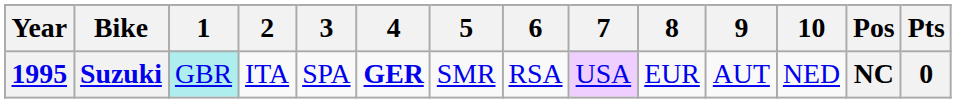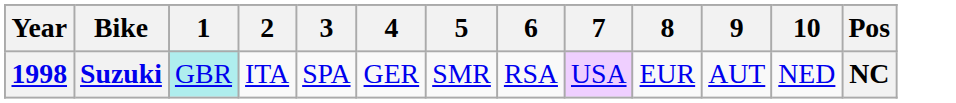- column: (926, 27)
(39, 73) 1995 -> (39, 73) 1998
(394, 73) bold -> (391, 73) normal
